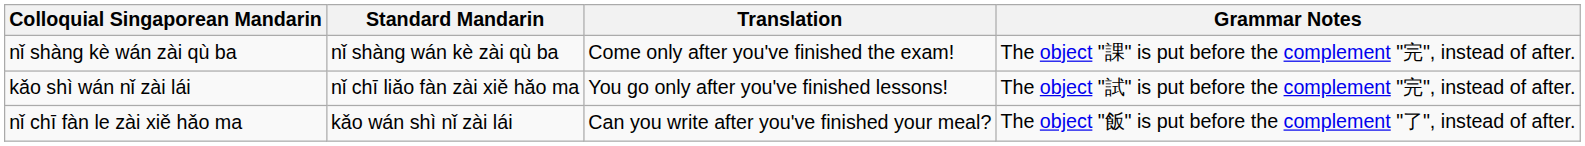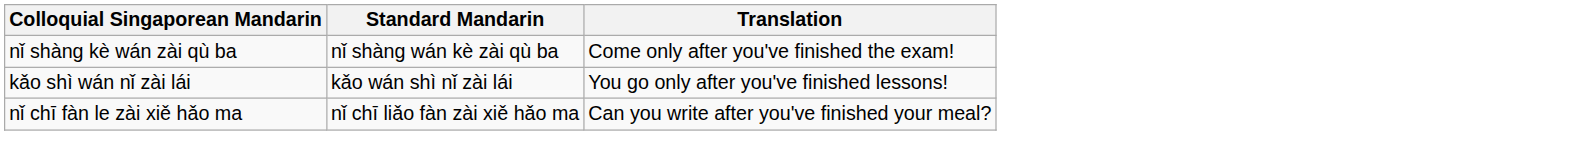- column: (1288, 20)
(455, 88) nǐ chī liǎo fàn zài xiě hǎo ma -> (422, 82) kǎo wán shì nǐ zài lái
(422, 122) kǎo wán shì nǐ zài lái -> (455, 113) nǐ chī liǎo fàn zài xiě hǎo ma
